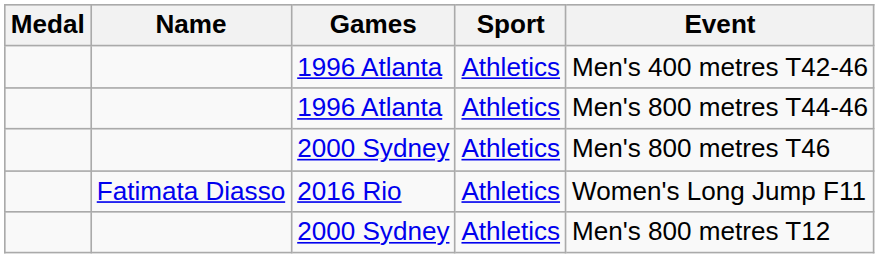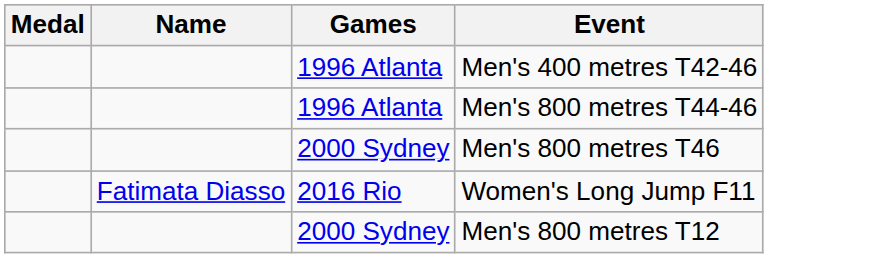- column: (511, 25)
